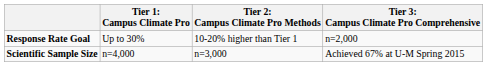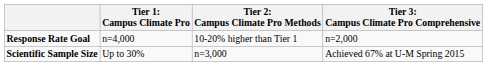(123, 38) Up to 30% -> (118, 38) n=4,000
(118, 54) n=4,000 -> (123, 54) Up to 30%
